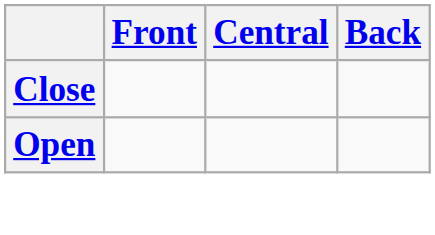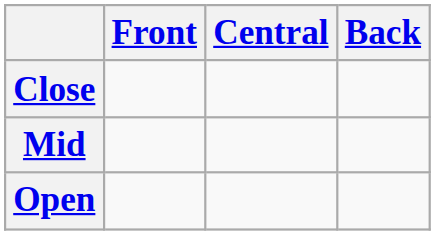+ row: (54, 144)
